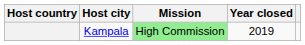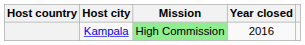(261, 31) 2019 -> (261, 31) 2016
